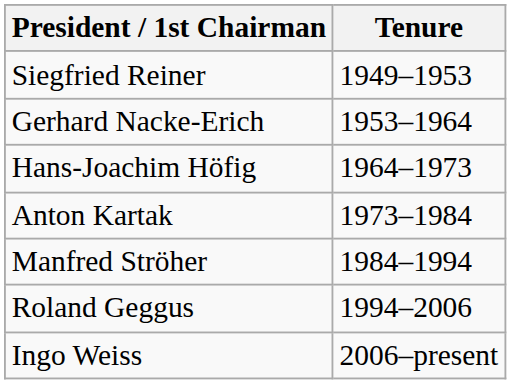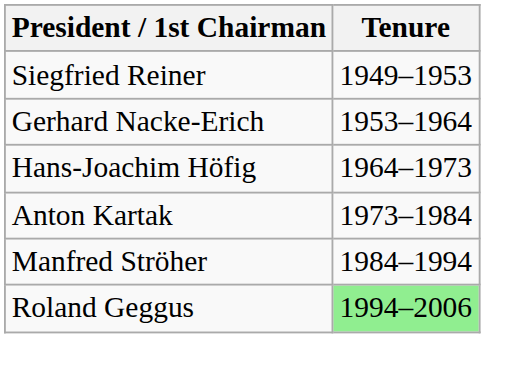(406, 307) no background -> (406, 307) lightgreen background
- row: (77, 354)
